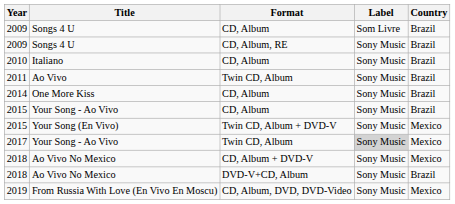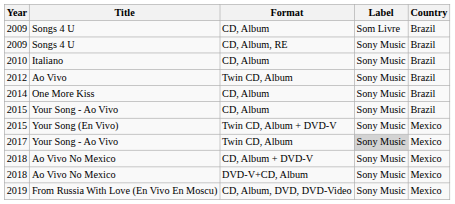(17, 77) 2011 -> (17, 77) 2012
(423, 175) Brazil -> (426, 175) Mexico
